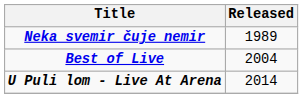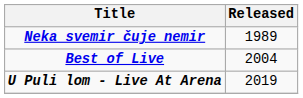(261, 82) 2014 -> (261, 82) 2019
